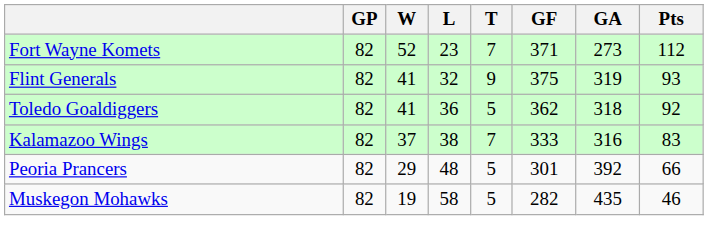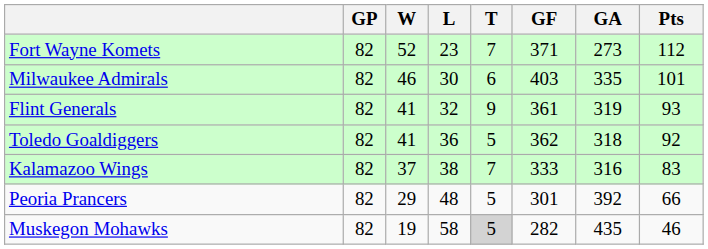+ row: (88, 79)
(544, 79) 375 -> (544, 109) 361
(491, 199) no background -> (491, 229) lightgrey background
